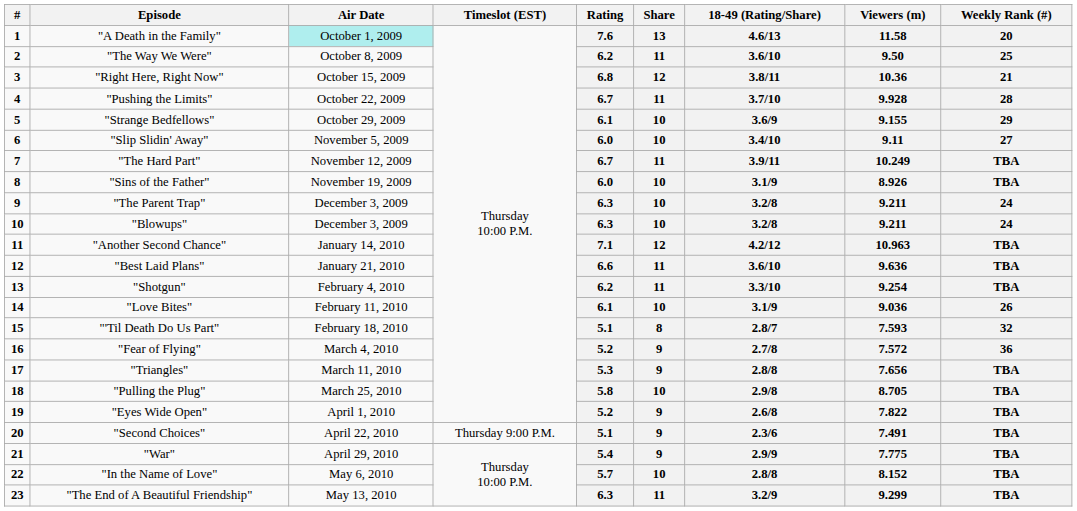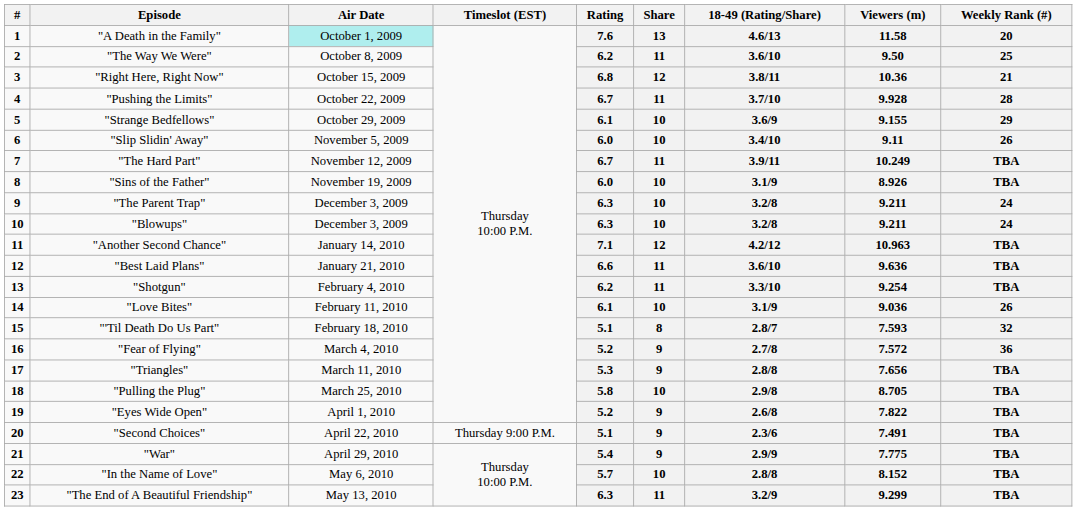(1006, 140) 27 -> (1006, 140) 26
